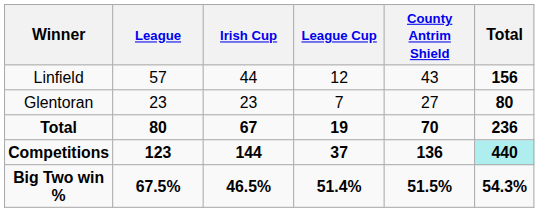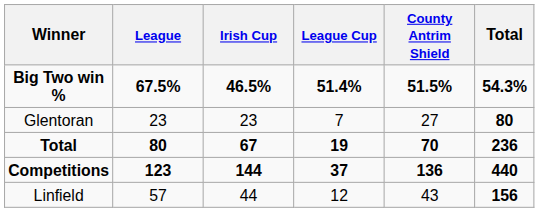rows swapped: (59, 78) <-> (59, 187)
(505, 153) paleturquoise background -> (505, 170) no background
